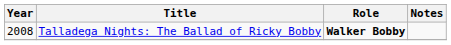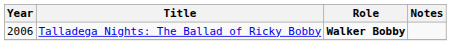(20, 31) 2008 -> (20, 31) 2006
